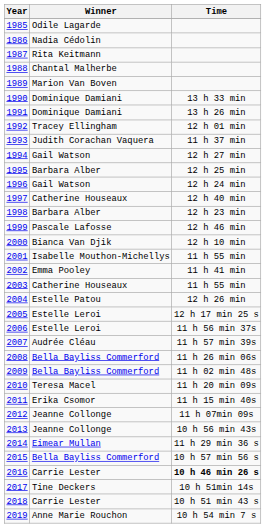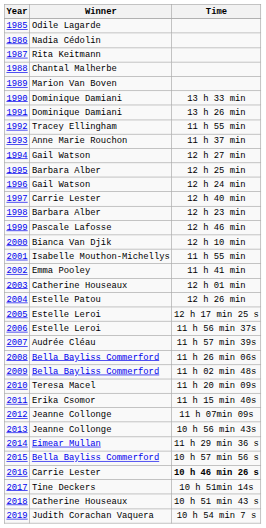(216, 127) 12 h 01 min -> (216, 127) 11 h 55 min
(93, 141) Judith Corachan Vaquera -> (80, 141) Anne Marie Rouchon
(80, 199) Catherine Houseaux -> (66, 199) Carrie Lester
(216, 285) 11 h 55 min -> (216, 285) 12 h 01 min
(66, 501) Carrie Lester -> (80, 501) Catherine Houseaux
(80, 516) Anne Marie Rouchon -> (93, 516) Judith Corachan Vaquera
